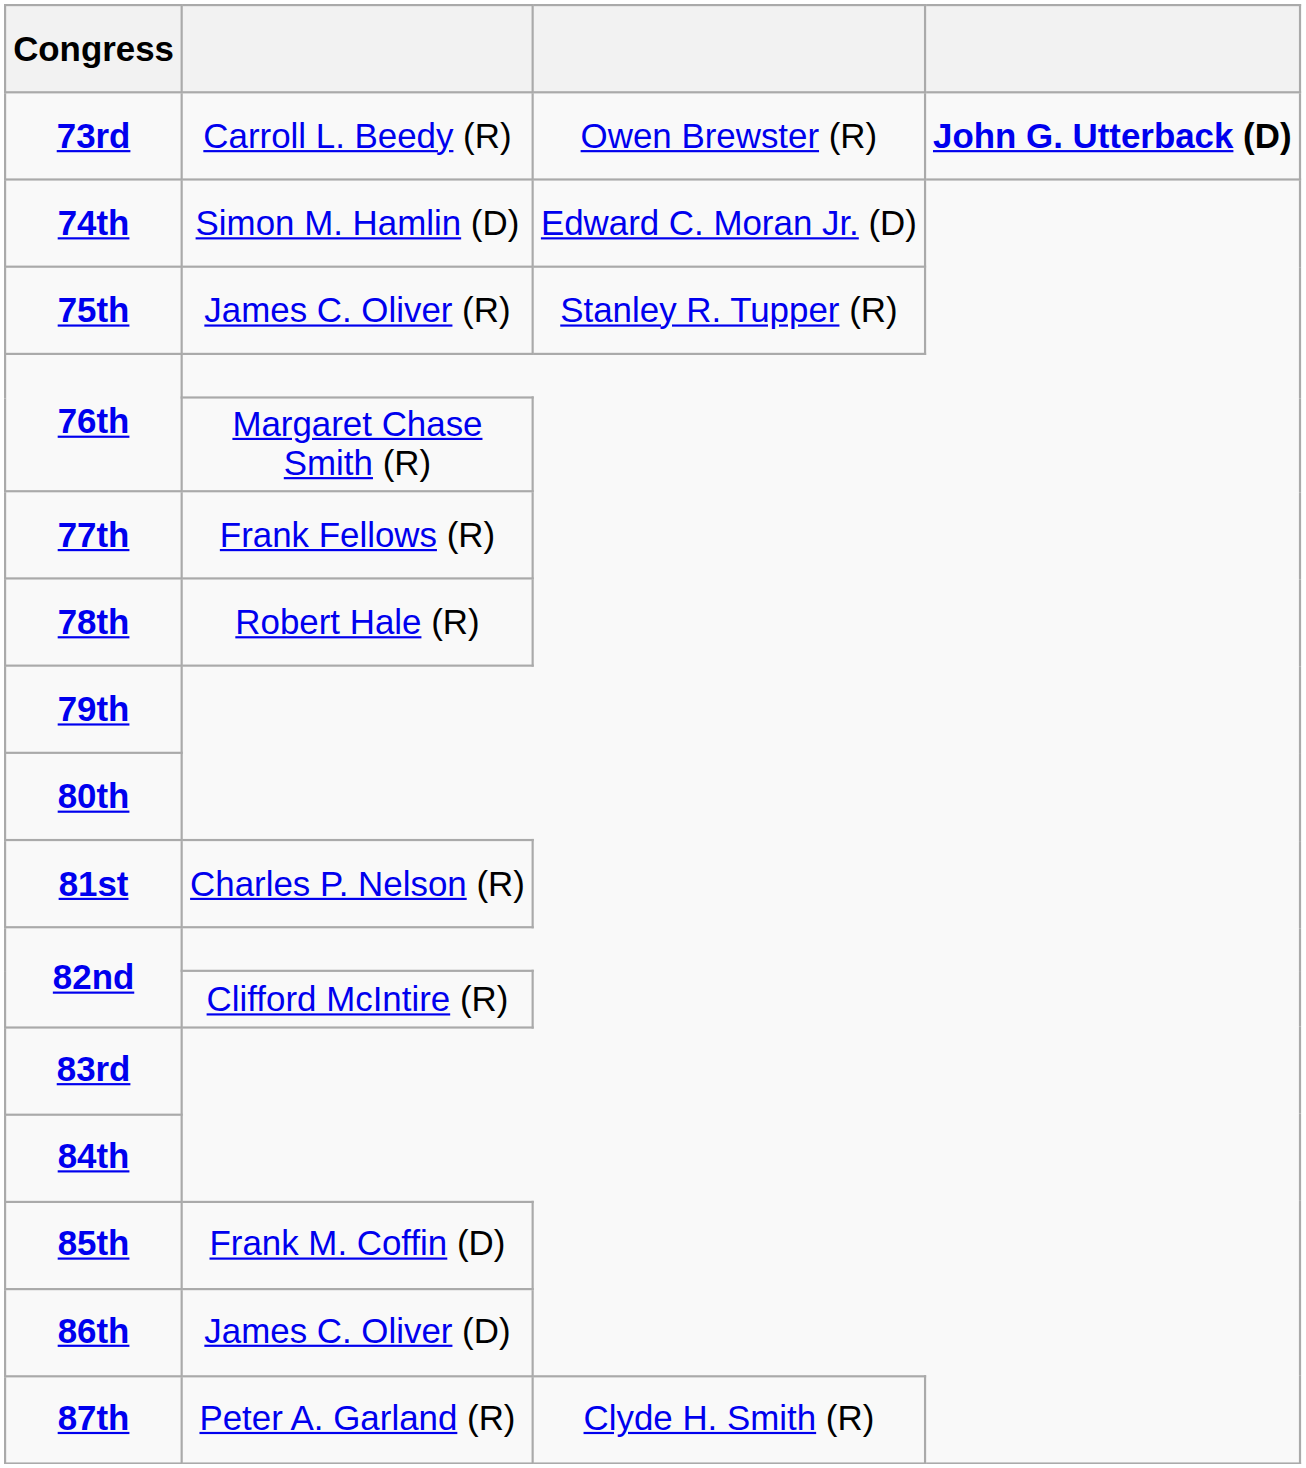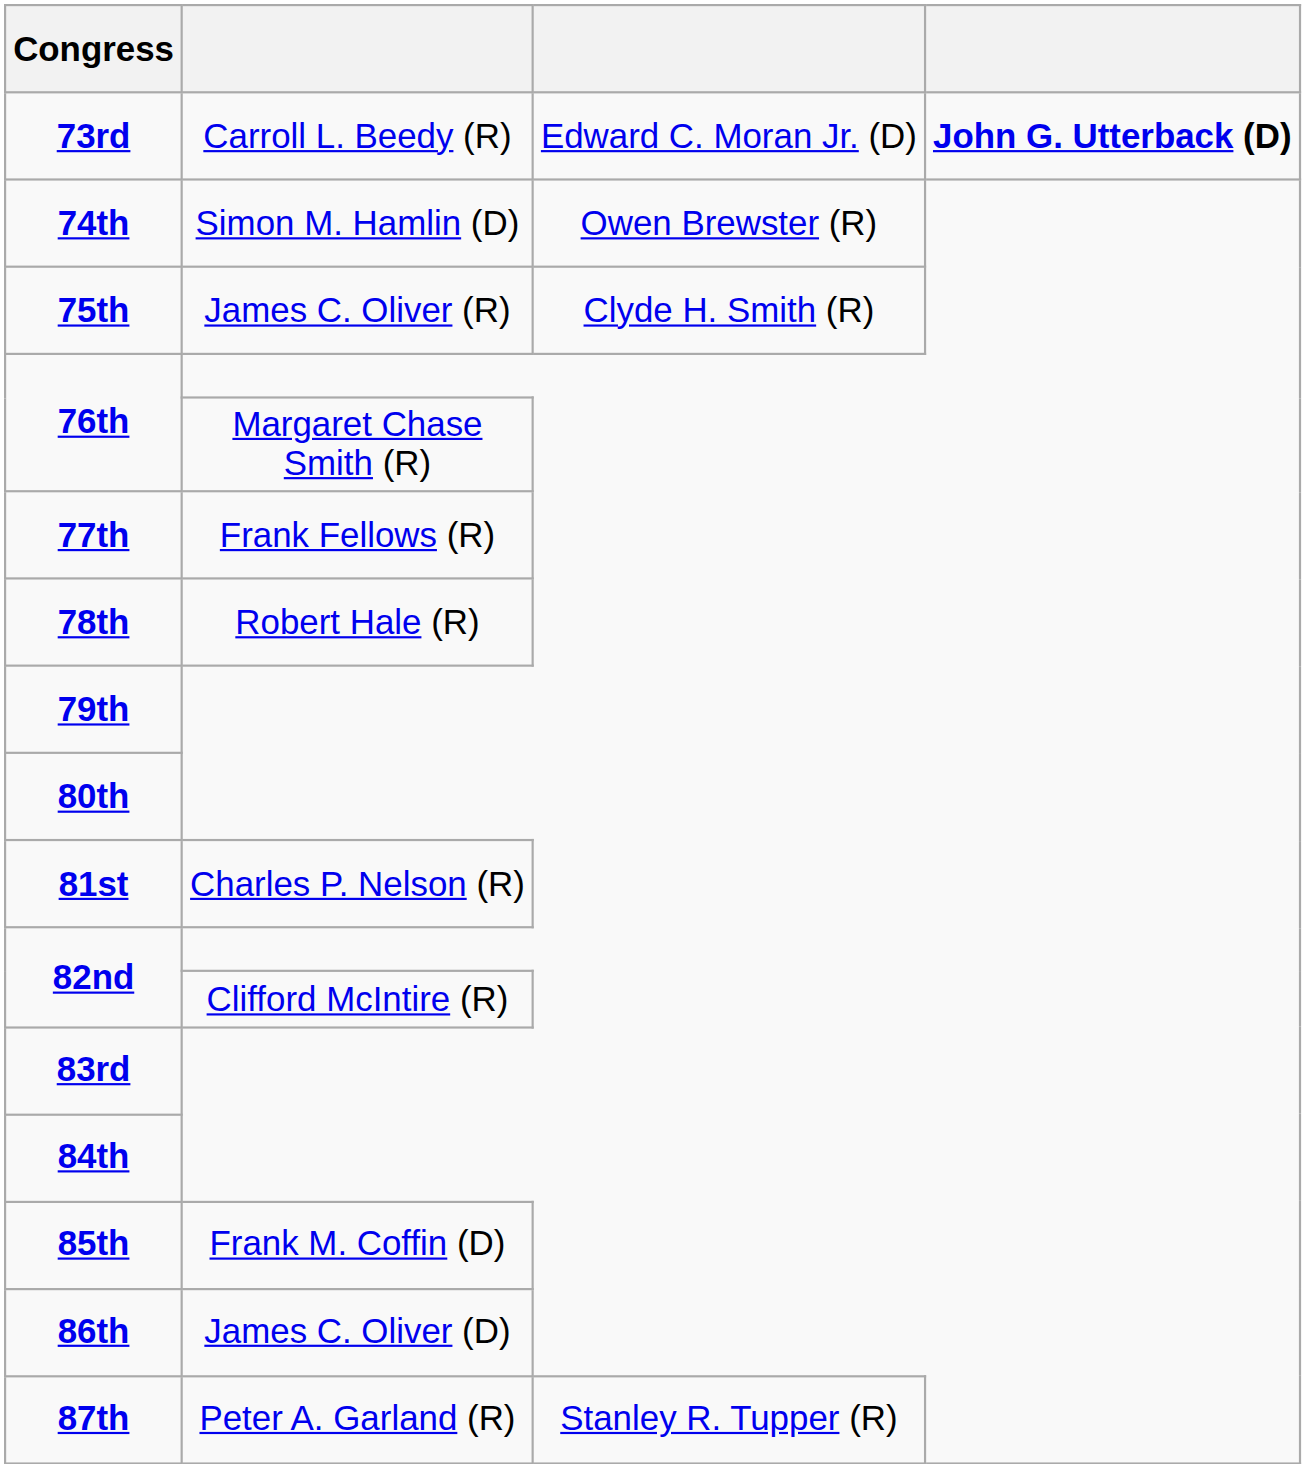(729, 135) Owen Brewster (R) -> (729, 135) Edward C. Moran Jr. (D)
(729, 222) Edward C. Moran Jr. (D) -> (729, 222) Owen Brewster (R)
(729, 309) Stanley R. Tupper (R) -> (729, 309) Clyde H. Smith (R)
(729, 1418) Clyde H. Smith (R) -> (729, 1418) Stanley R. Tupper (R)
